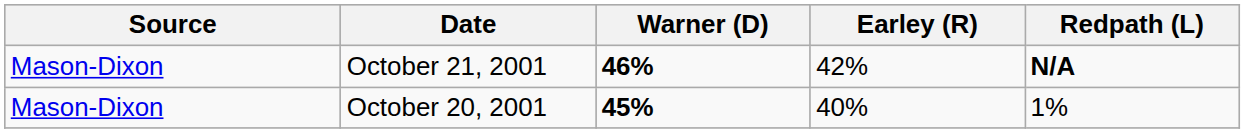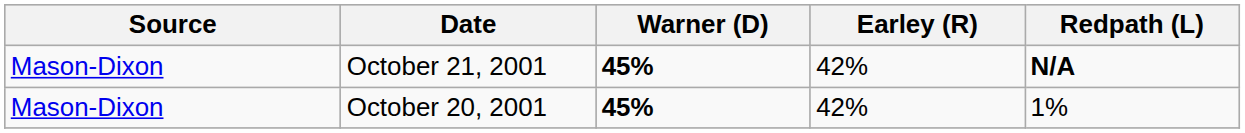(628, 66) 46% -> (628, 66) 45%
(842, 107) 40% -> (842, 107) 42%
